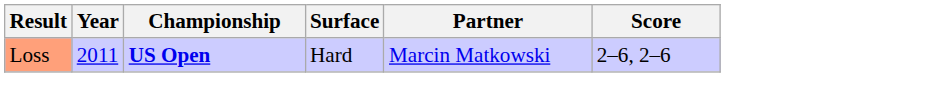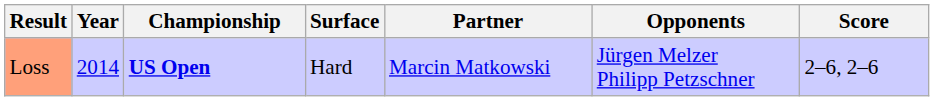+ column: (696, 21)
(97, 54) 2011 -> (98, 66) 2014
